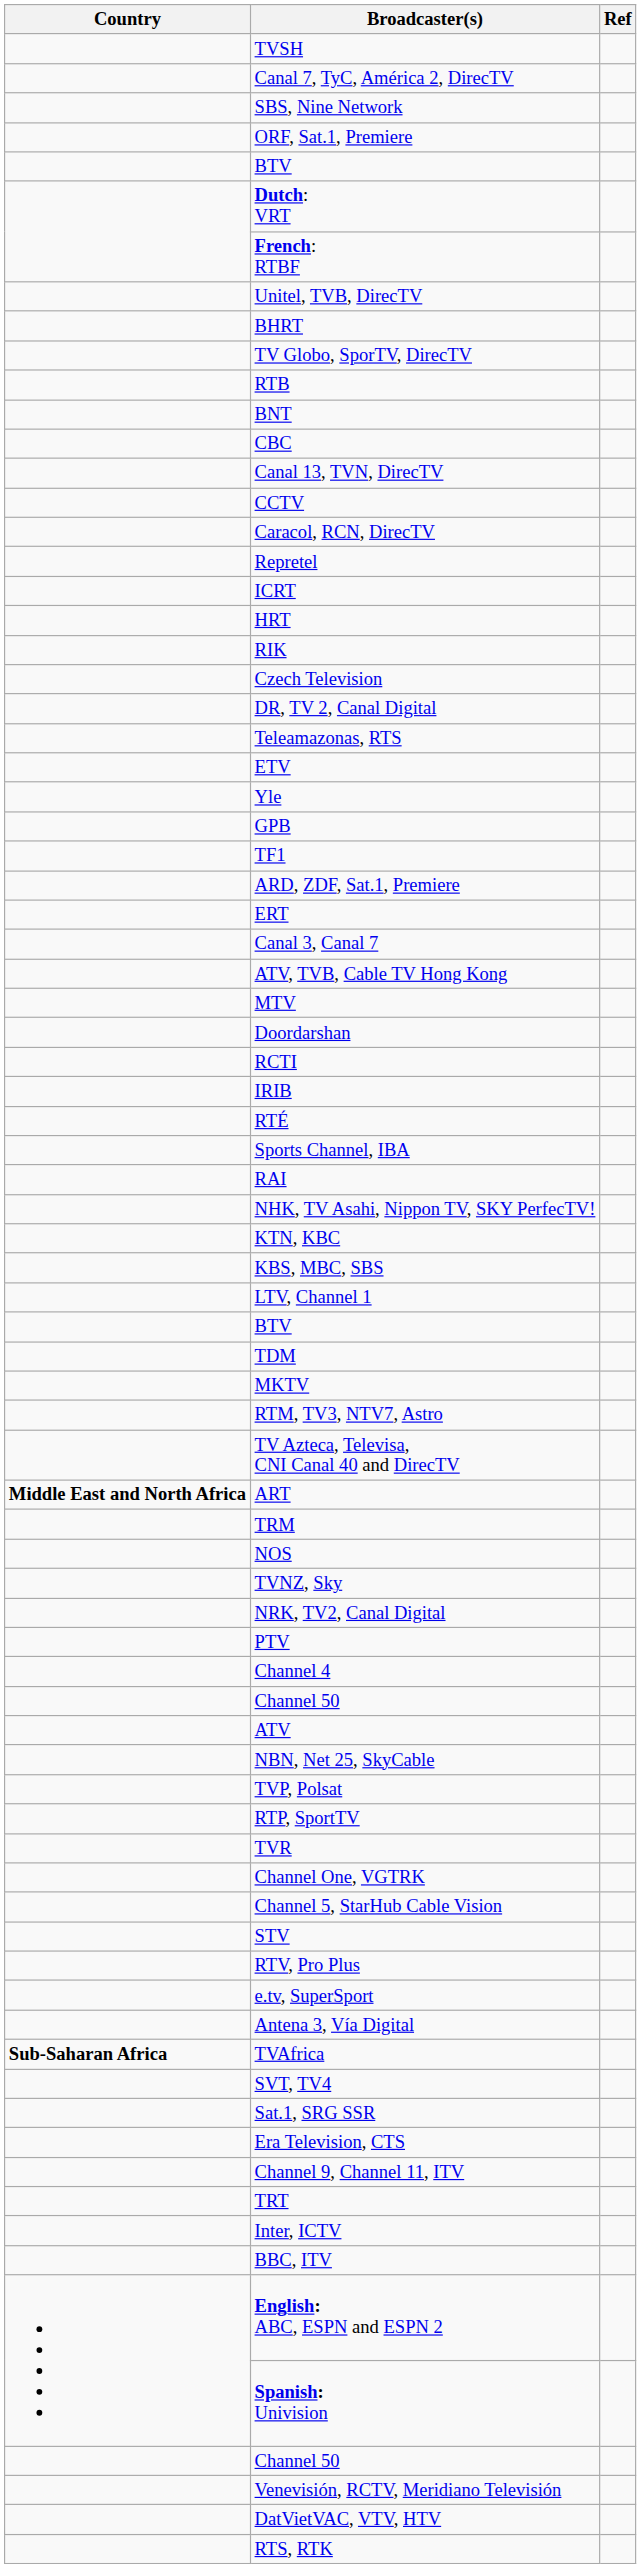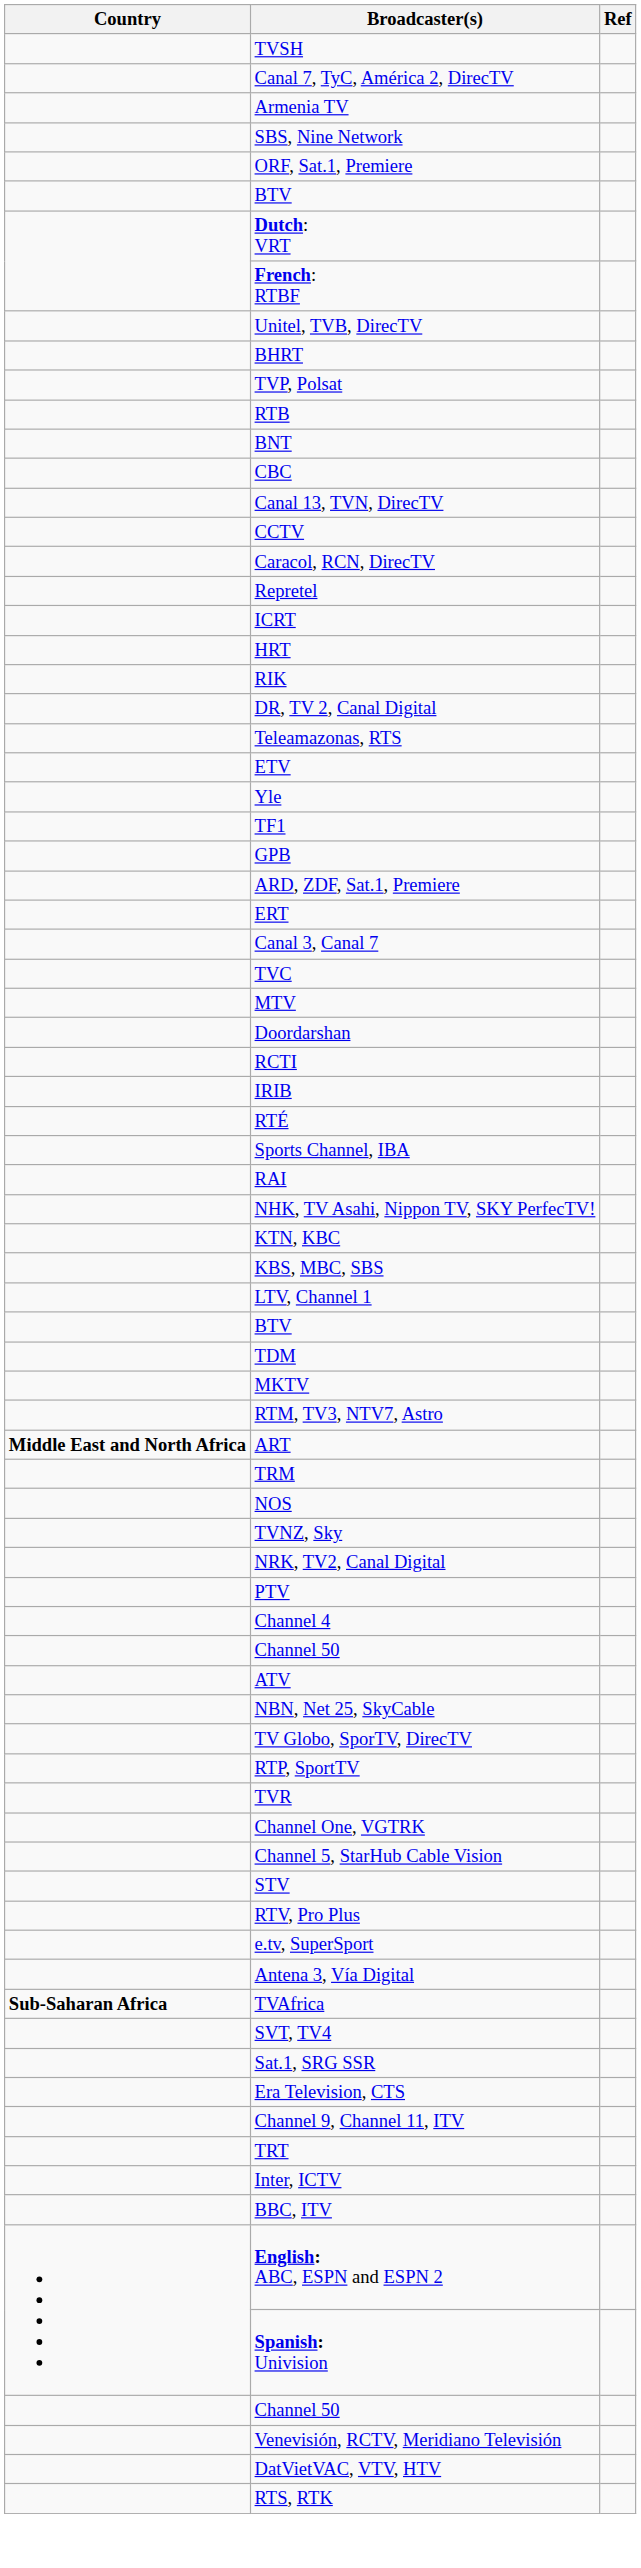+ row: (127, 108)
rows swapped: (127, 355) <-> (127, 1789)
- row: (127, 679)
rows swapped: (127, 856) <-> (127, 826)
+ row: (127, 974)
- row: (127, 974)
- row: (127, 1455)
